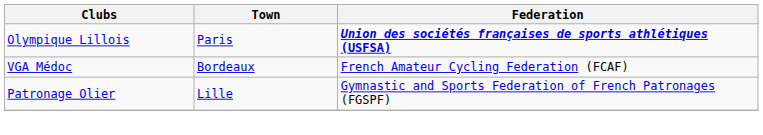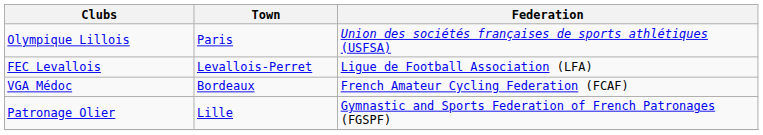(524, 41) bold -> (524, 41) normal
+ row: (54, 67)
